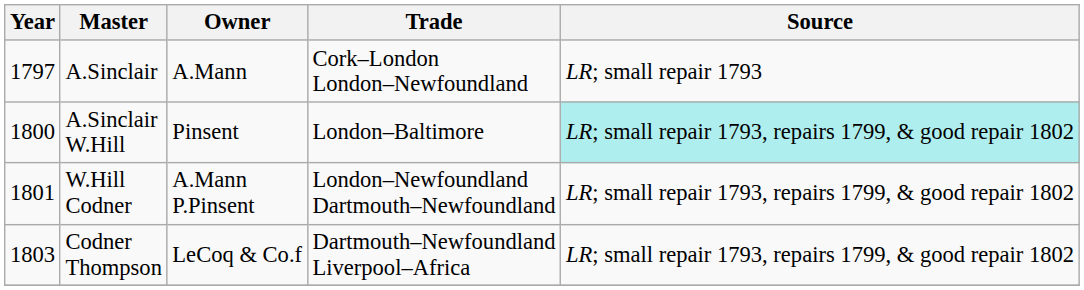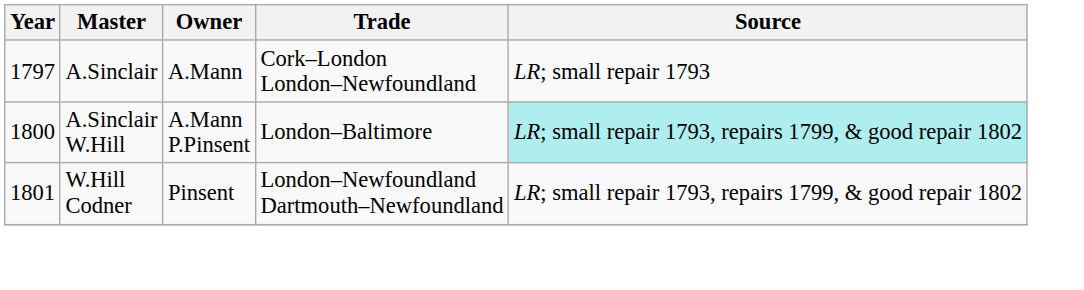(206, 132) Pinsent -> (209, 132) A.Mann P.Pinsent
(213, 193) A.Mann P.Pinsent -> (201, 193) Pinsent
- row: (114, 254)
